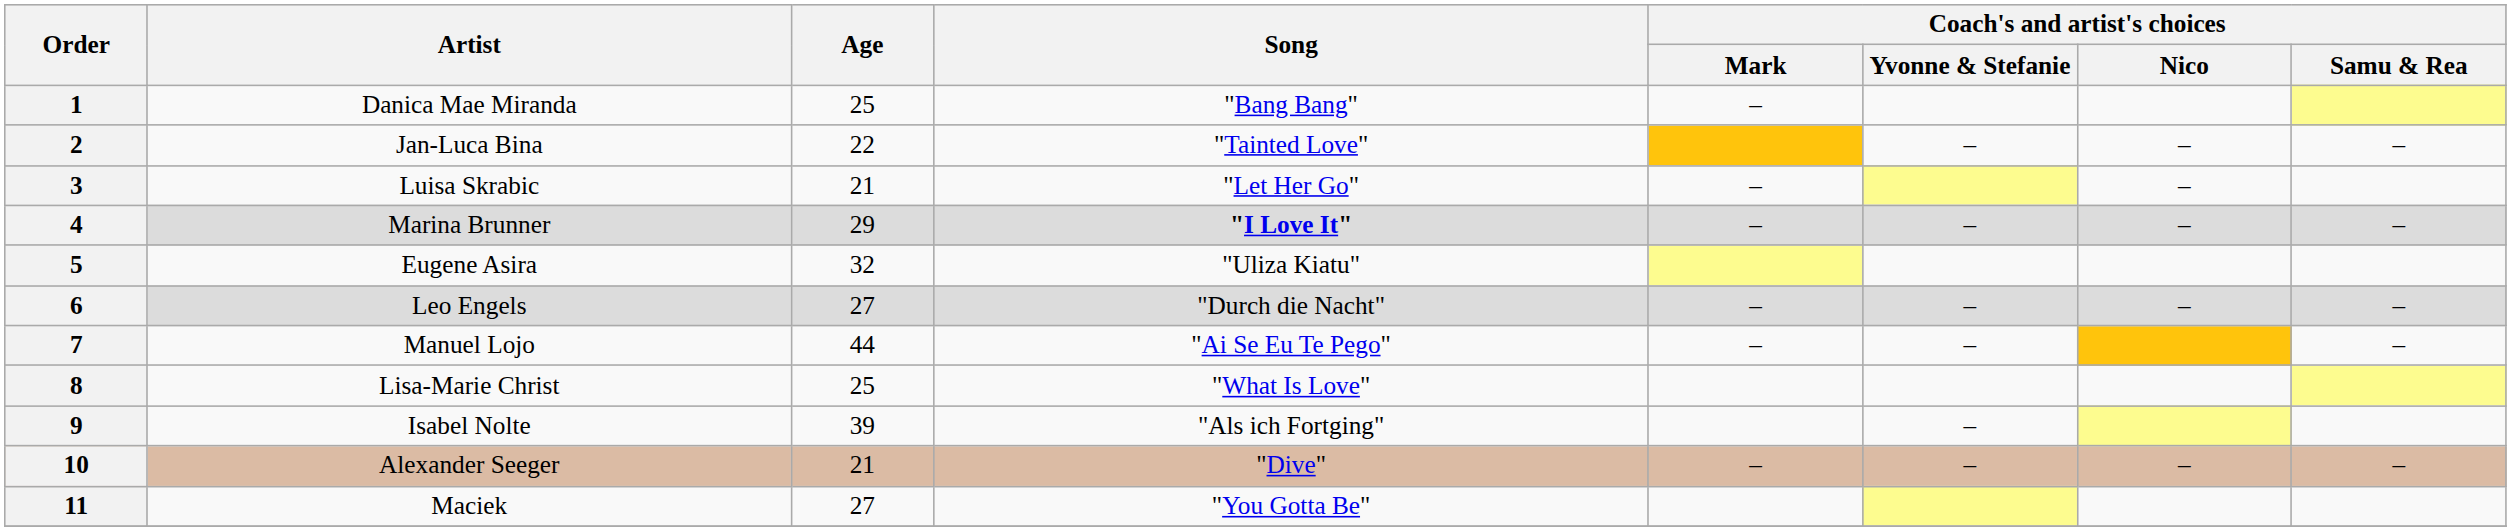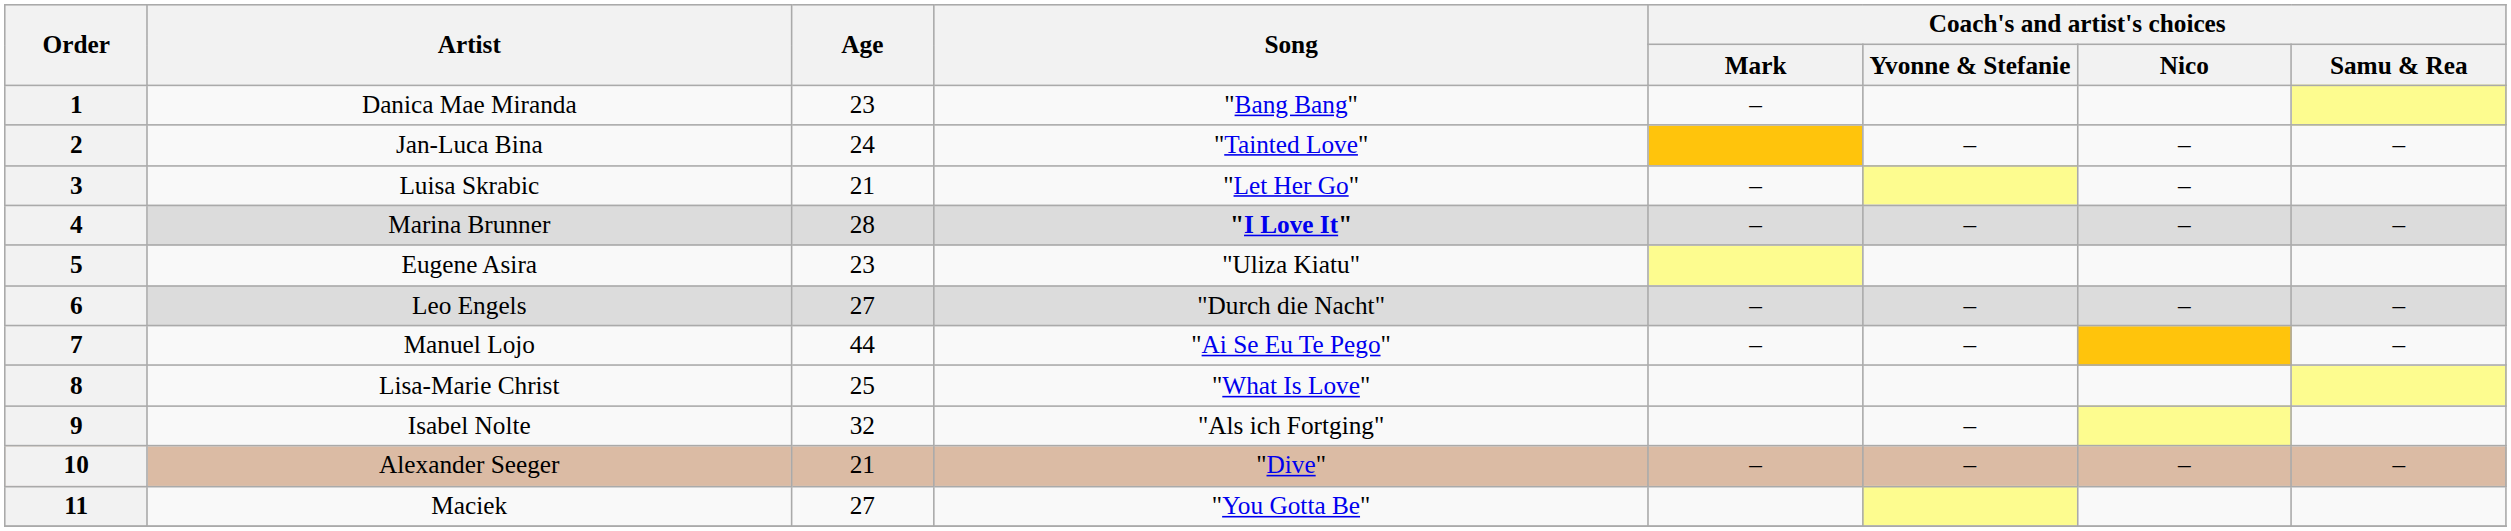(862, 104) 25 -> (862, 104) 23
(862, 144) 22 -> (862, 144) 24
(862, 225) 29 -> (862, 225) 28
(862, 265) 32 -> (862, 265) 23
(862, 425) 39 -> (862, 425) 32
